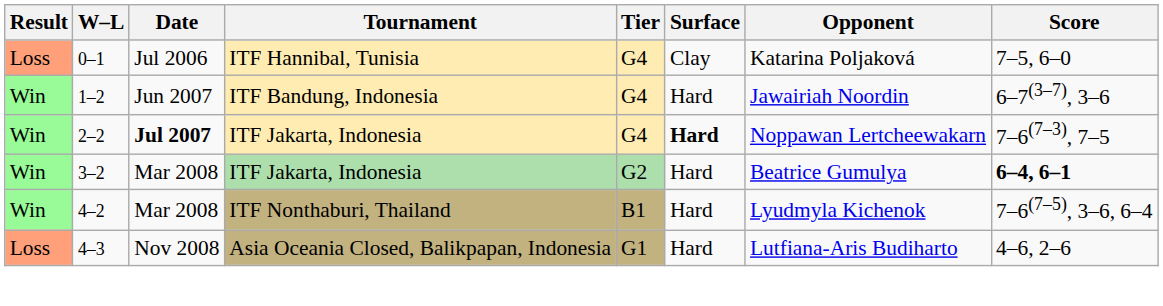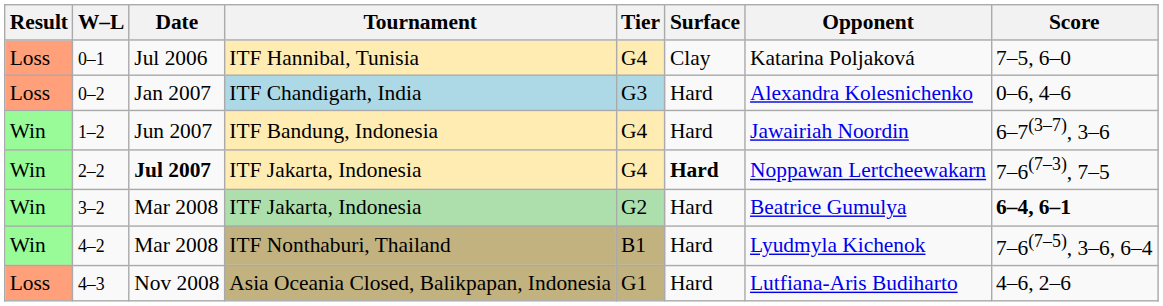+ row: (91, 95)
